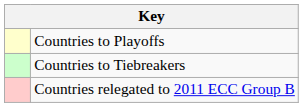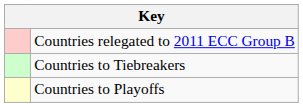rows swapped: (99, 41) <-> (165, 89)
